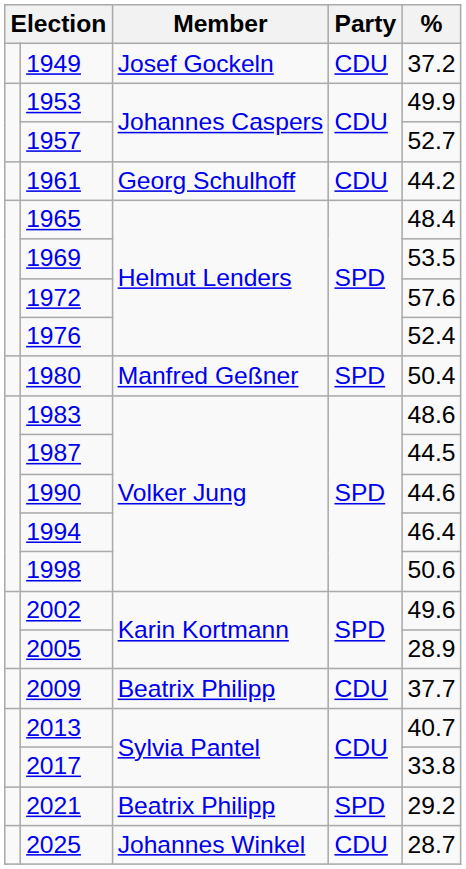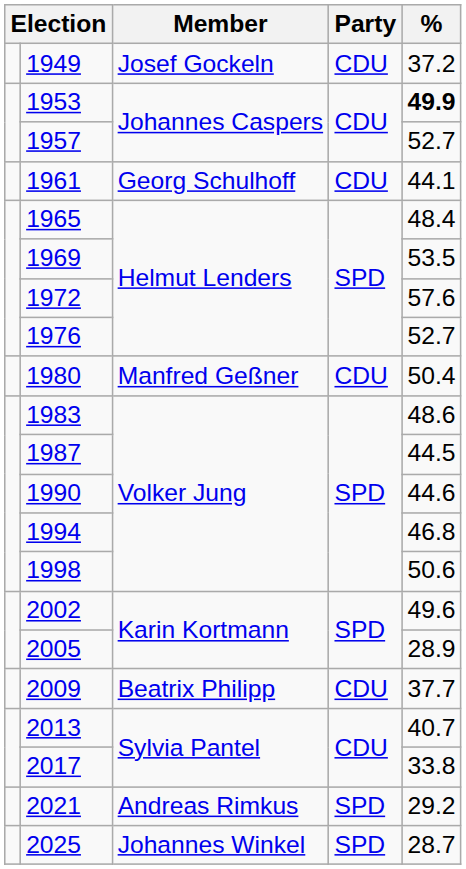(431, 102) normal -> (431, 102) bold
(431, 180) 44.2 -> (431, 180) 44.1
(431, 336) 52.4 -> (431, 336) 52.7
(360, 375) SPD -> (361, 375) CDU
(431, 532) 46.4 -> (431, 532) 46.8
(196, 805) Beatrix Philipp -> (208, 805) Andreas Rimkus
(361, 844) CDU -> (360, 844) SPD
